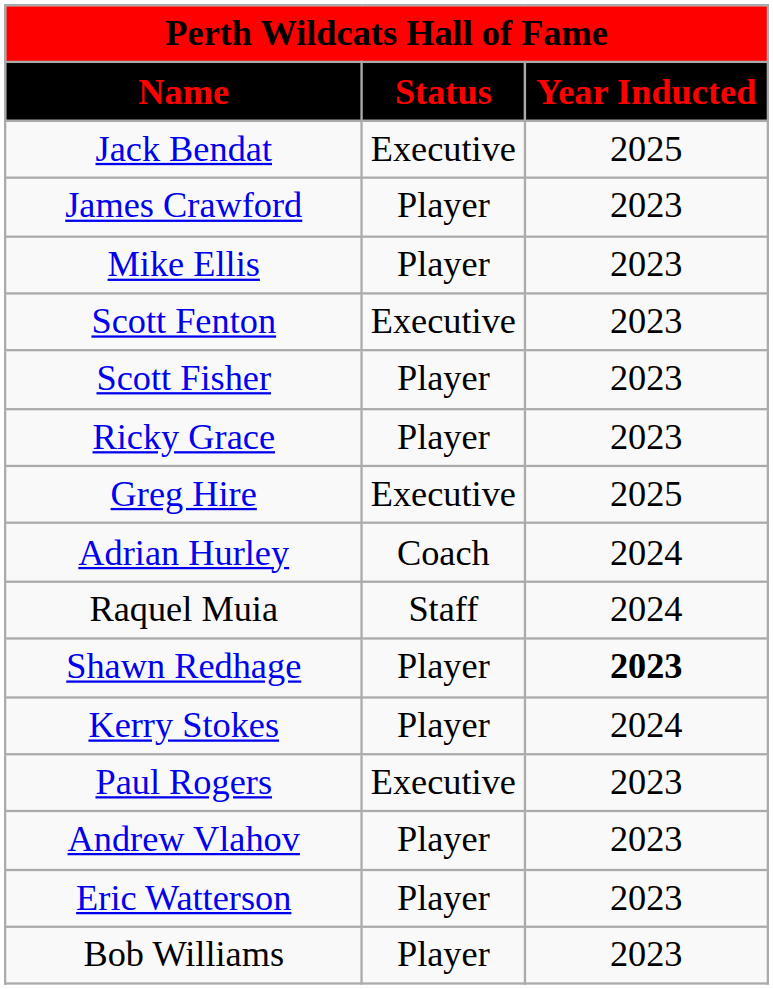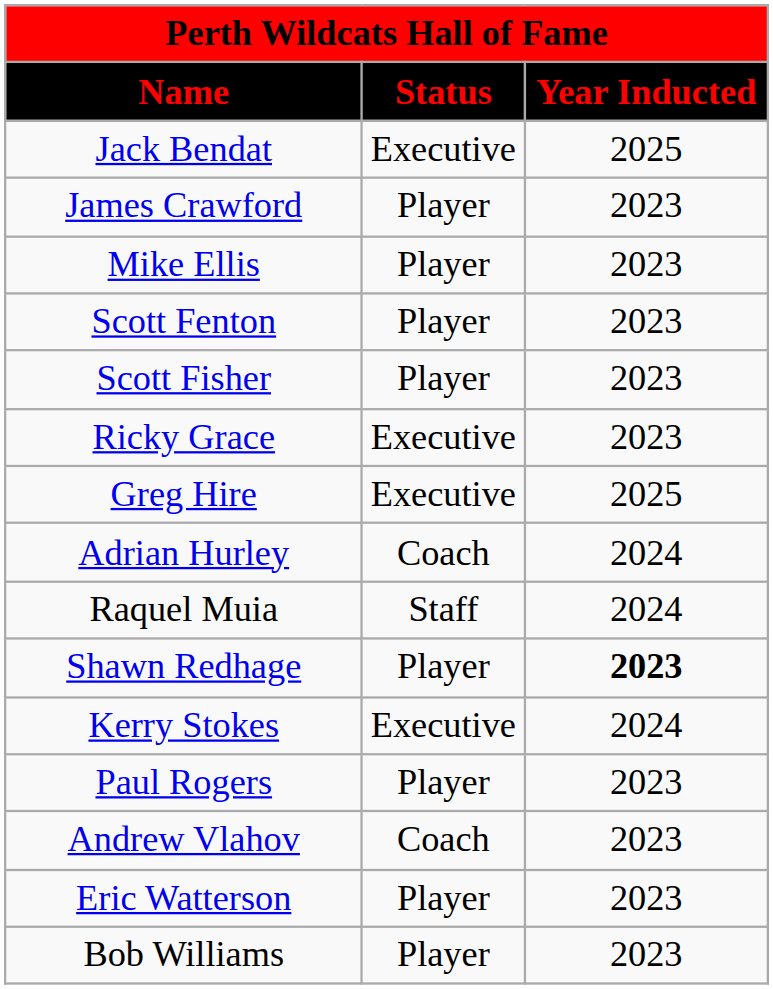(443, 321) Executive -> (443, 321) Player
(443, 436) Player -> (443, 436) Executive
(443, 724) Player -> (443, 724) Executive
(443, 782) Executive -> (443, 782) Player
(443, 839) Player -> (443, 839) Coach
